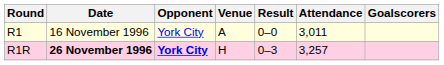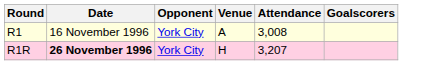- column: (276, 13)
(313, 32) 3,011 -> (272, 32) 3,008
(183, 50) bold -> (181, 50) normal
(313, 50) 3,257 -> (272, 50) 3,207
